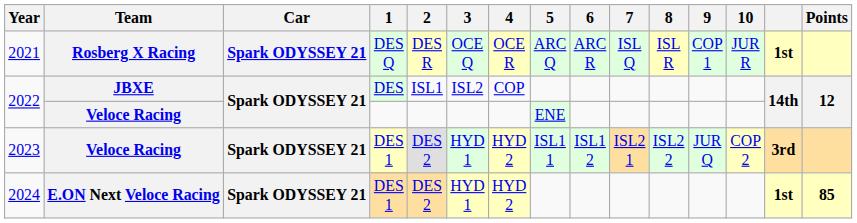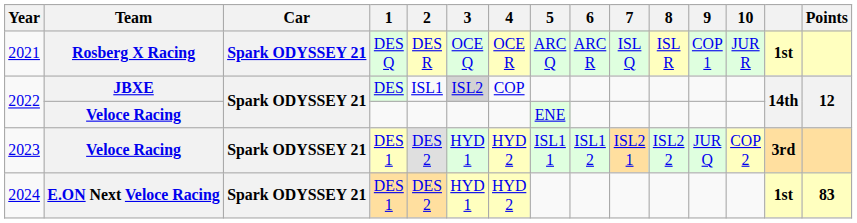(467, 88) no background -> (467, 88) lightgrey background
(827, 195) 85 -> (827, 195) 83
